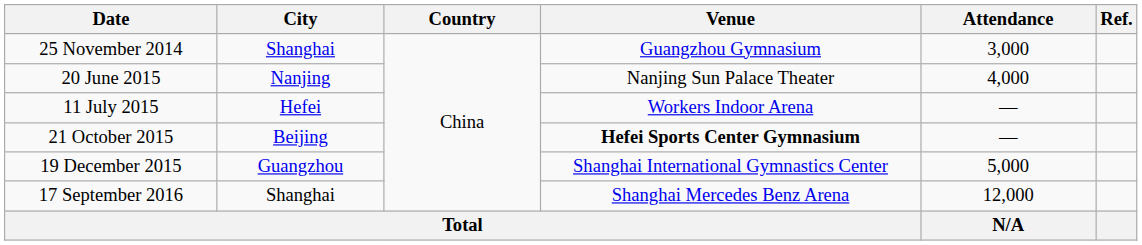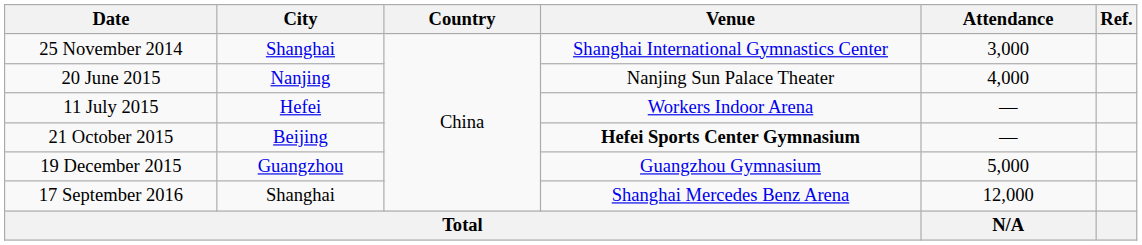(731, 48) Guangzhou Gymnasium -> (731, 48) Shanghai International Gymnastics Center
(731, 166) Shanghai International Gymnastics Center -> (731, 166) Guangzhou Gymnasium
